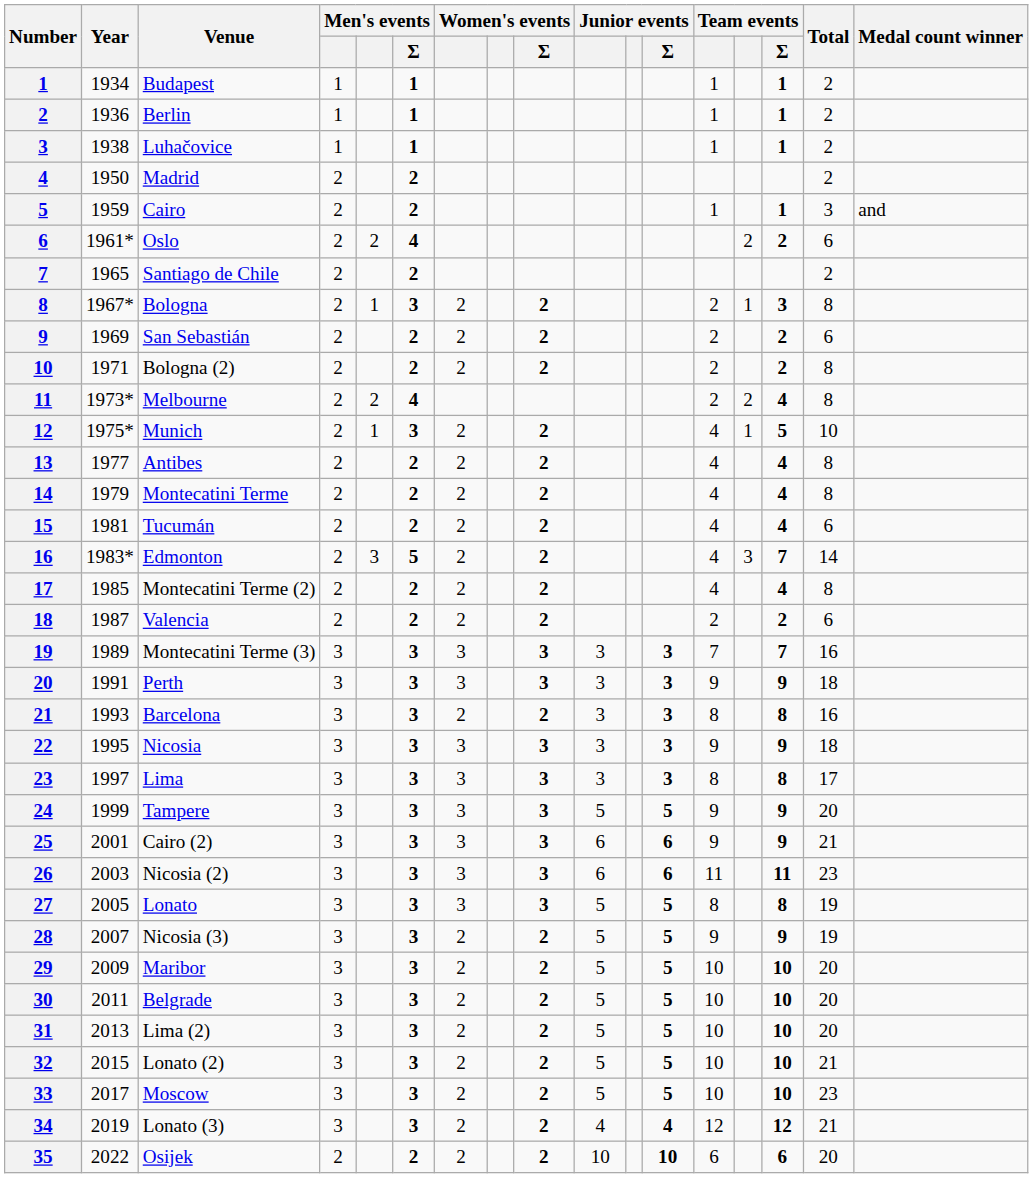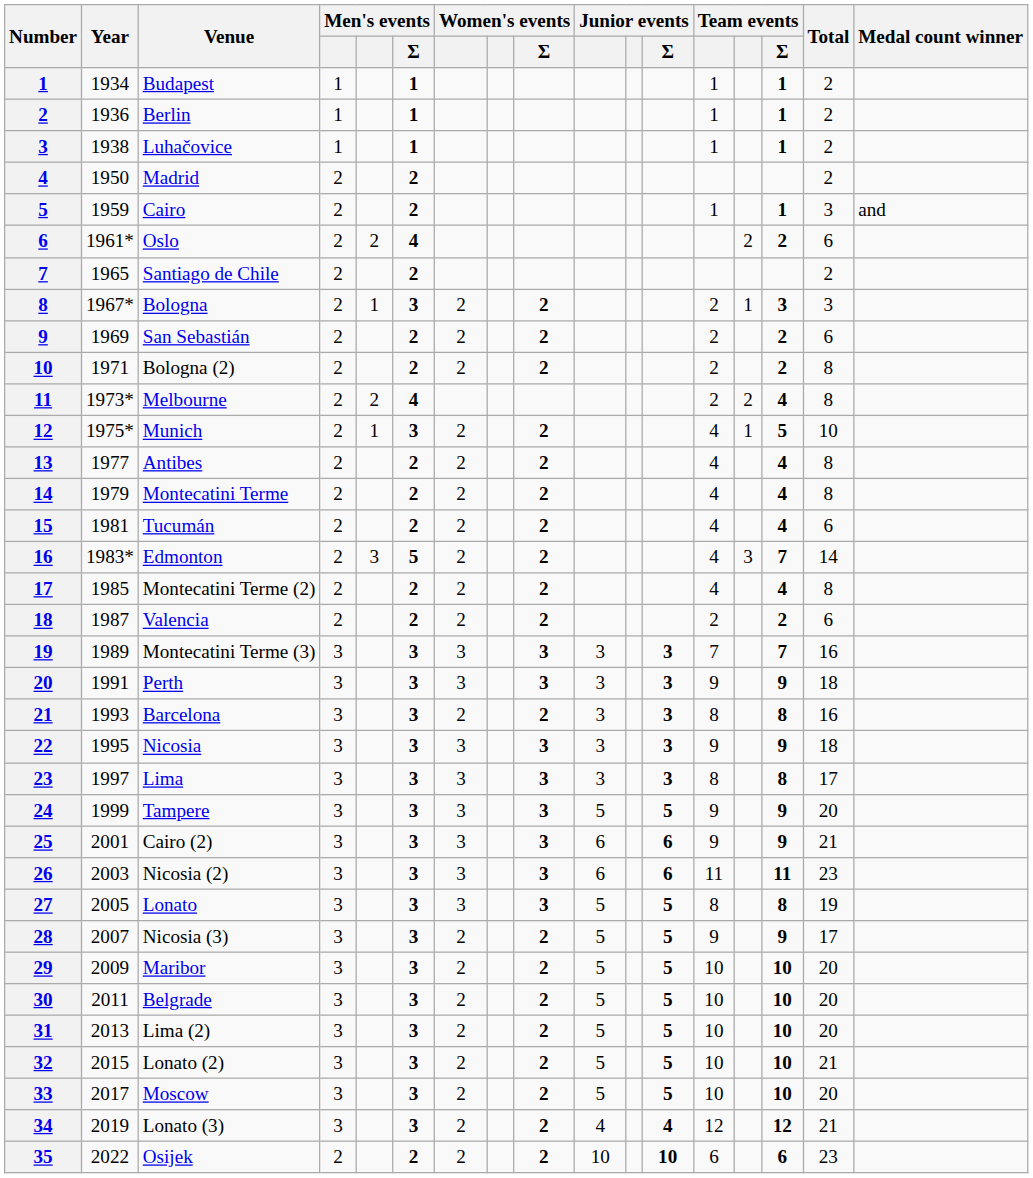(828, 304) 8 -> (828, 304) 3
(828, 936) 19 -> (828, 936) 17
(828, 1094) 23 -> (828, 1094) 20
(828, 1157) 20 -> (828, 1157) 23
